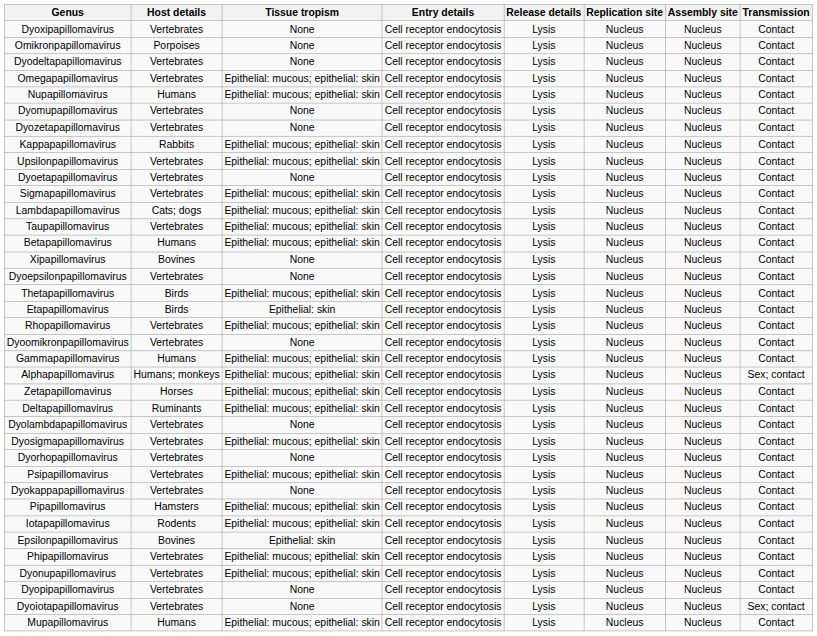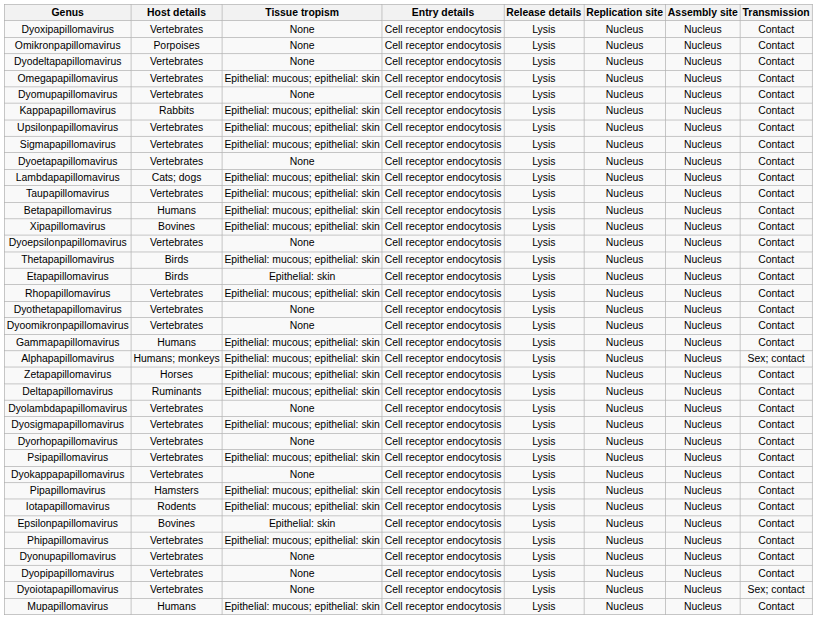- row: (68, 95)
- row: (68, 128)
rows swapped: (68, 177) <-> (68, 194)
(302, 260) None -> (302, 227) Epithelial: mucous; epithelial: skin
+ row: (68, 309)
(302, 573) Epithelial: mucous; epithelial: skin -> (302, 557) None
